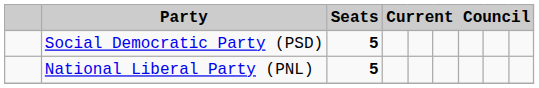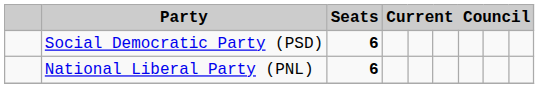(374, 44) 5 -> (374, 44) 6
(374, 70) 5 -> (374, 70) 6
